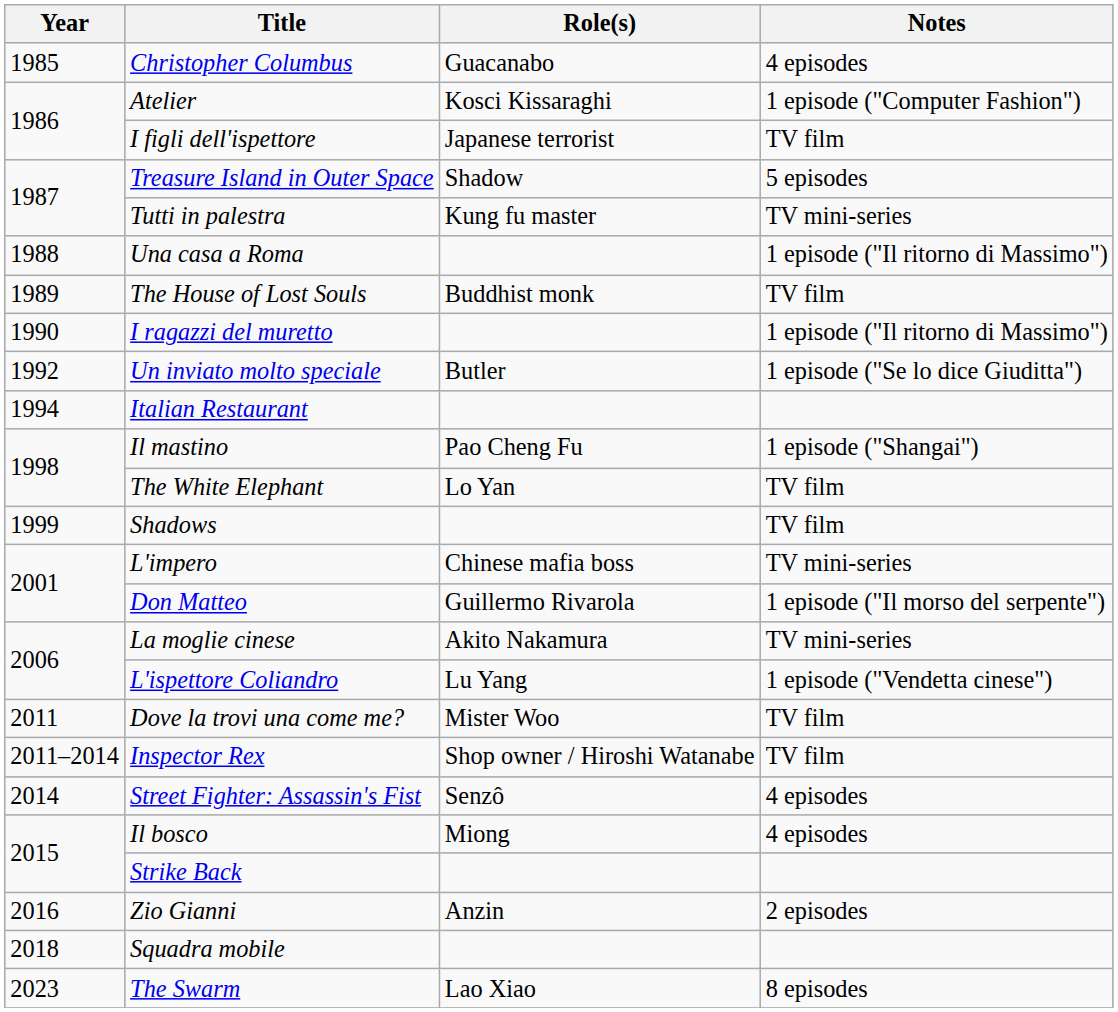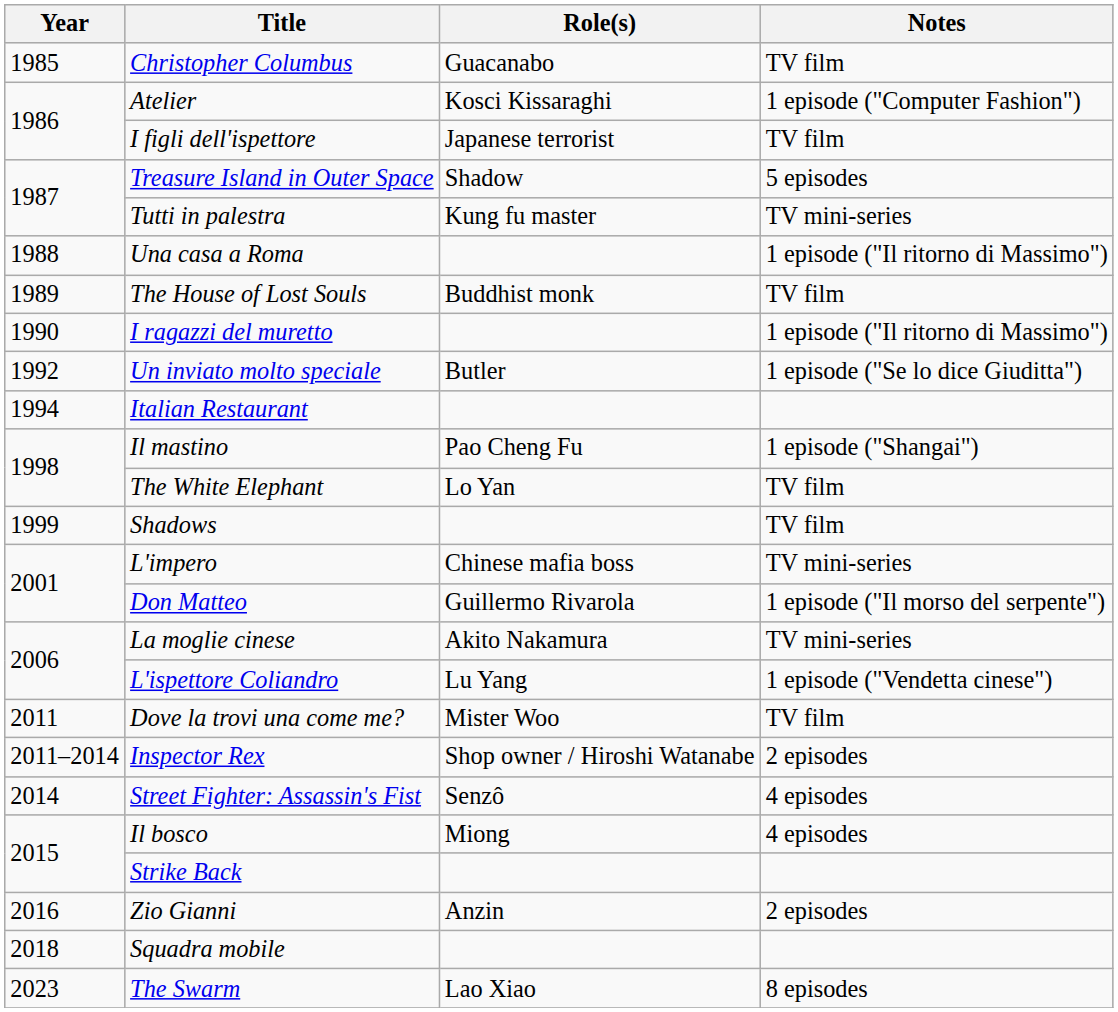(817, 62) 4 episodes -> (805, 62) TV film
(805, 756) TV film -> (817, 756) 2 episodes
